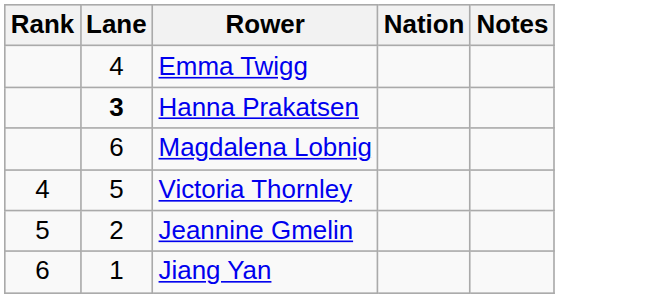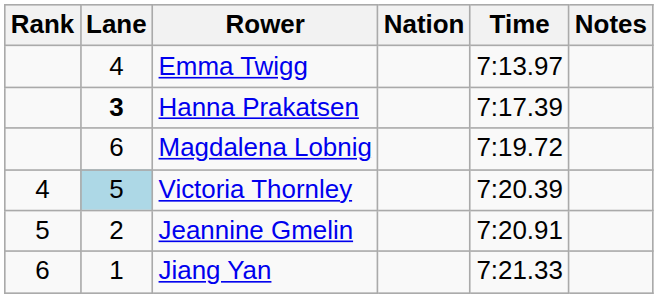+ column: (520, 25)
(116, 189) no background -> (116, 189) lightblue background
